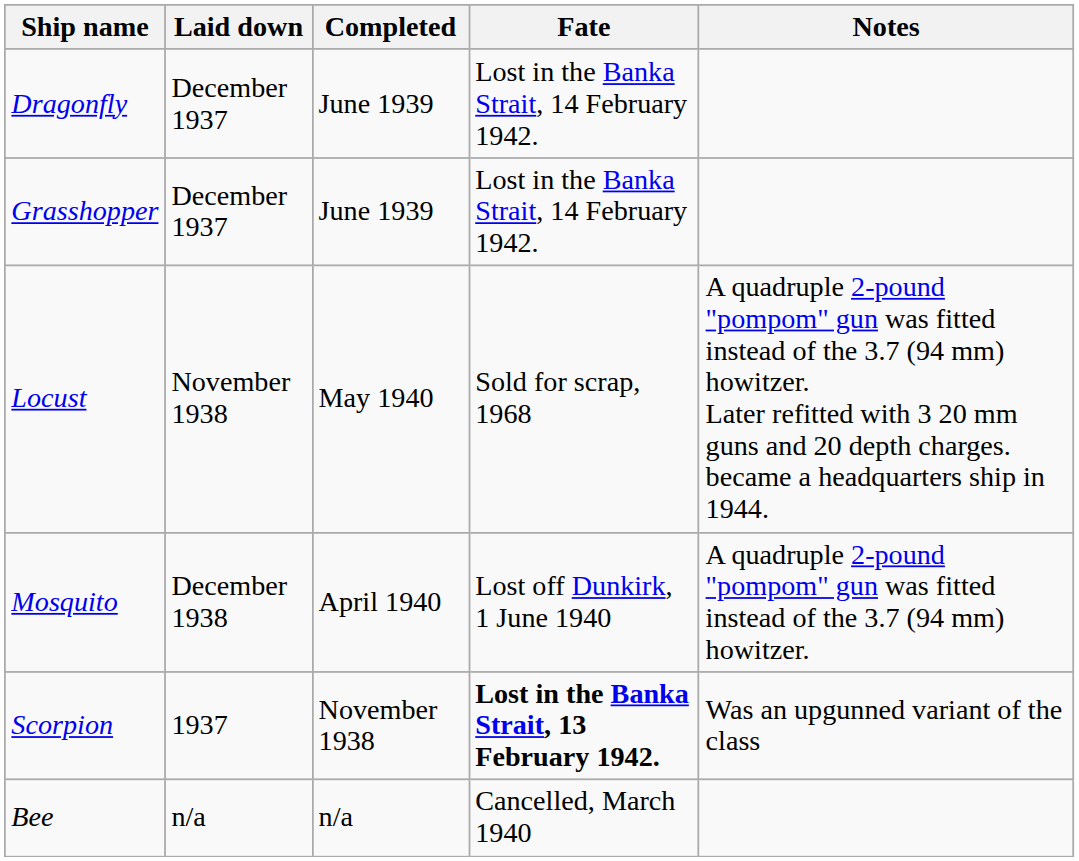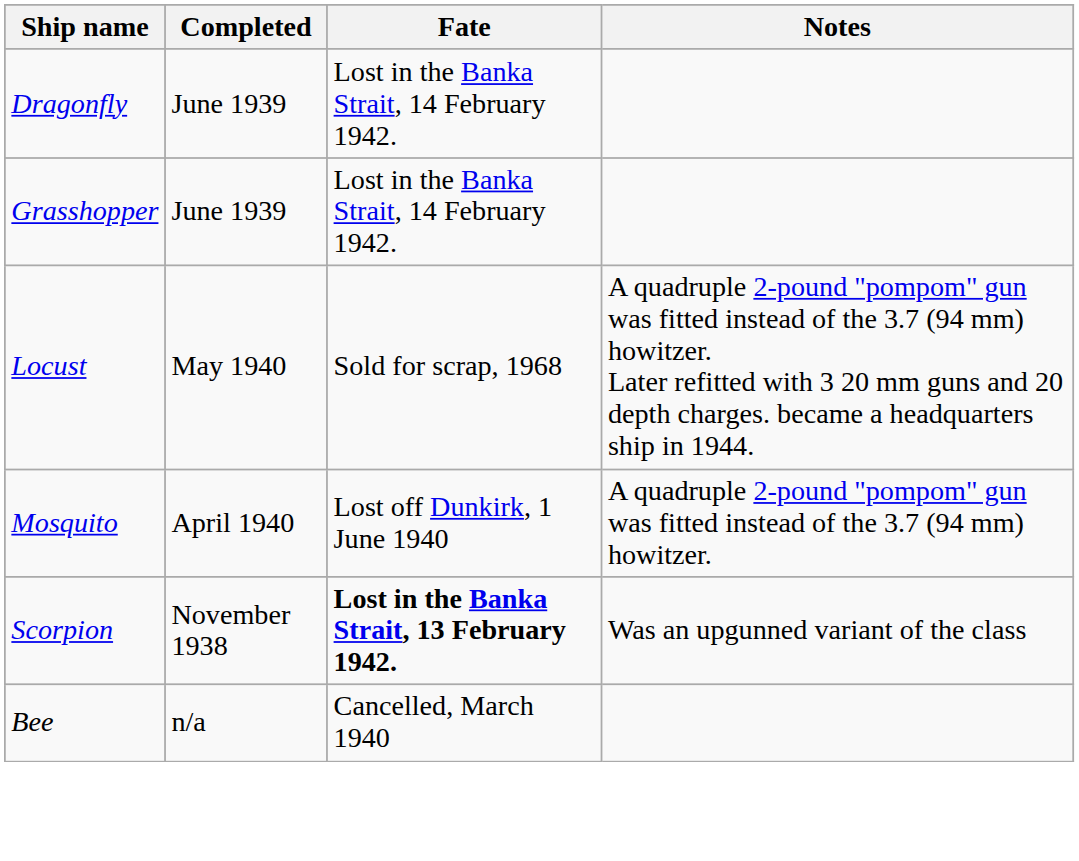- column: (238, 26)
